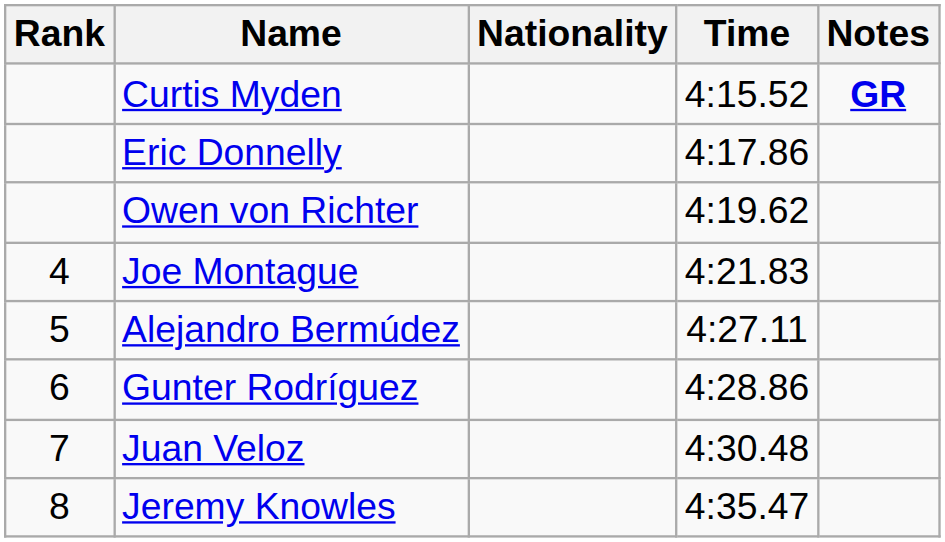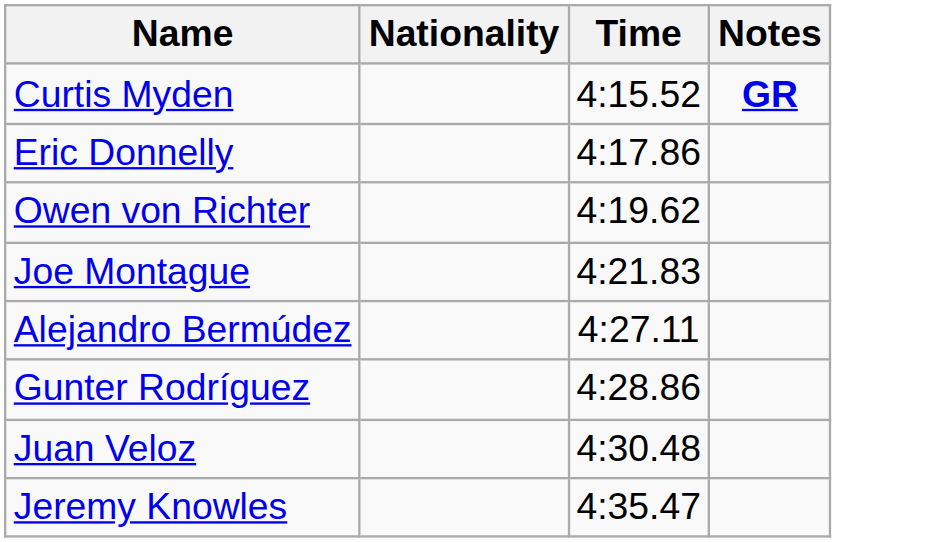- column: (59, 34)
